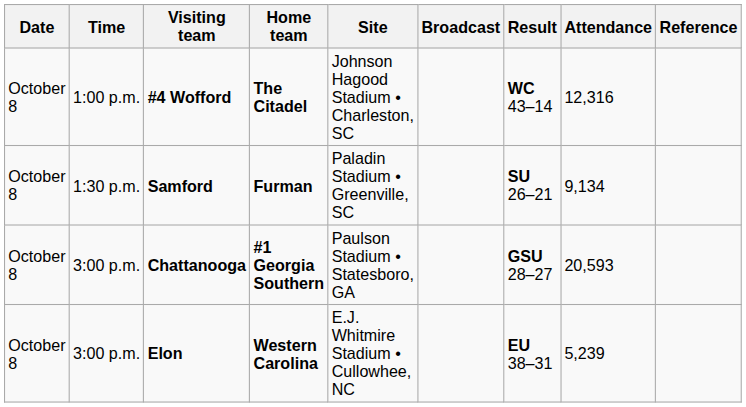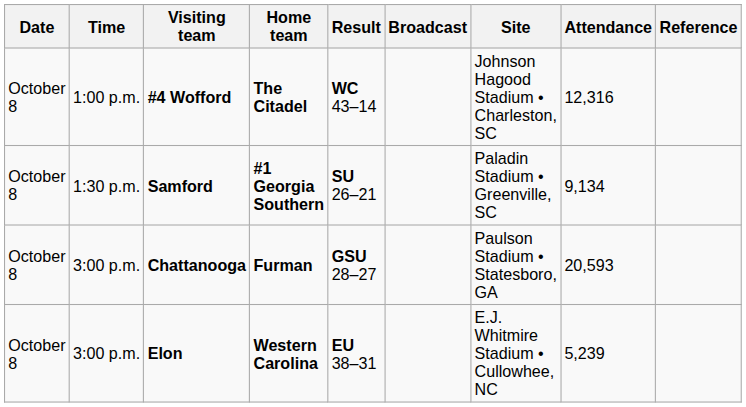columns swapped: (373, 26) <-> (532, 26)
(283, 186) Furman -> (289, 186) #1 Georgia Southern
(289, 265) #1 Georgia Southern -> (283, 265) Furman
